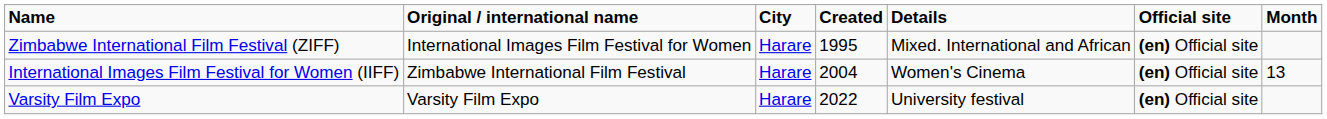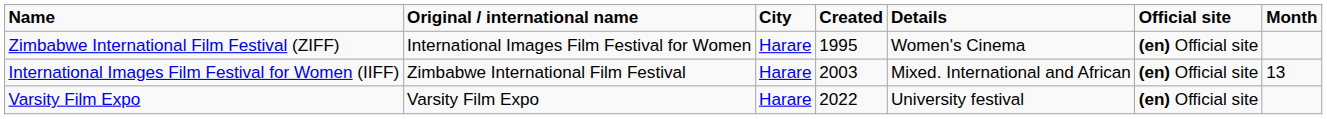(1011, 45) Mixed. International and African -> (958, 45) Women's Cinema
(838, 72) 2004 -> (838, 72) 2003
(958, 72) Women's Cinema -> (1011, 72) Mixed. International and African
